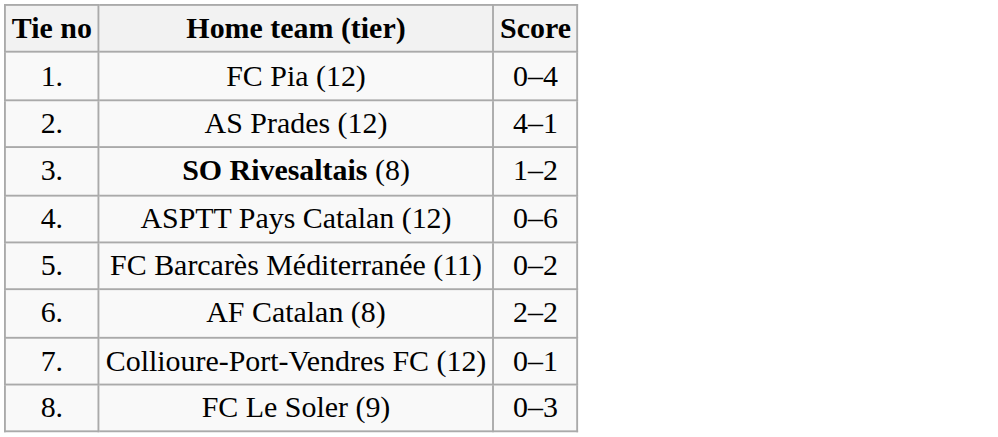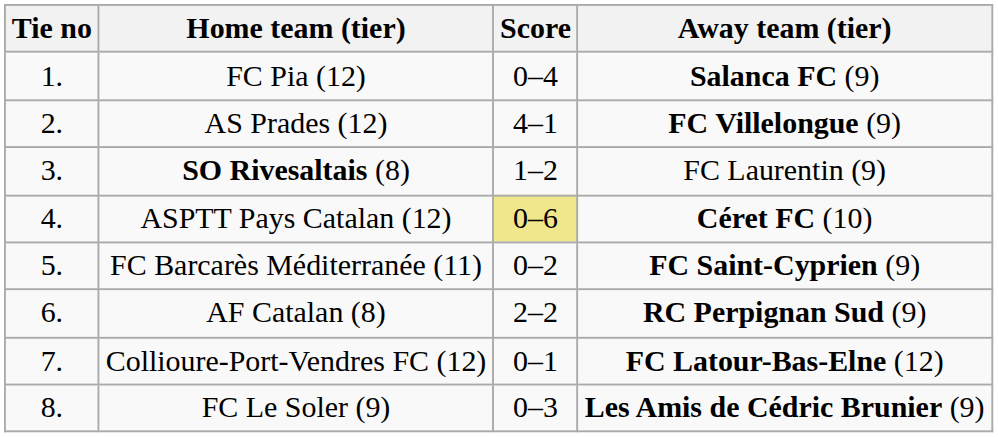+ column: (785, 28)
(536, 218) no background -> (536, 218) khaki background
